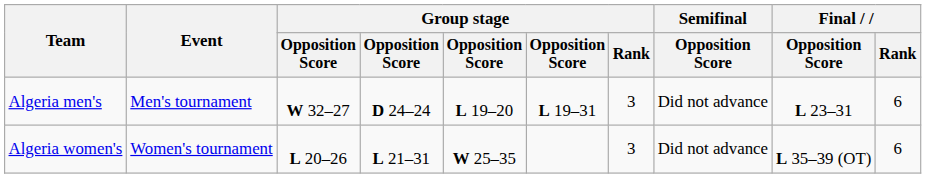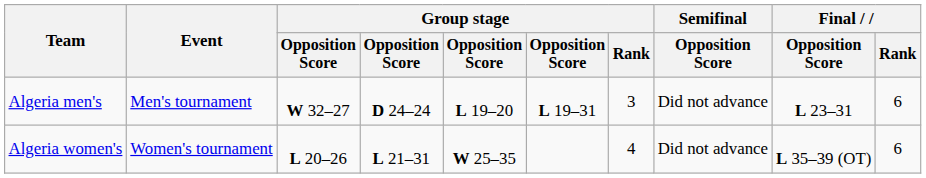(631, 149) 3 -> (631, 149) 4
